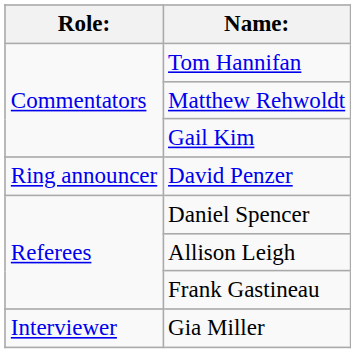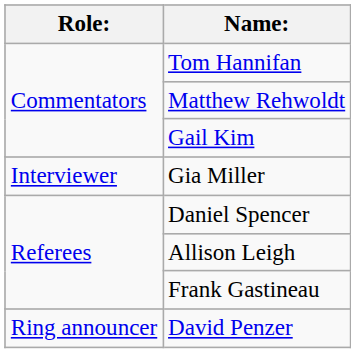rows swapped: (230, 176) <-> (216, 328)
